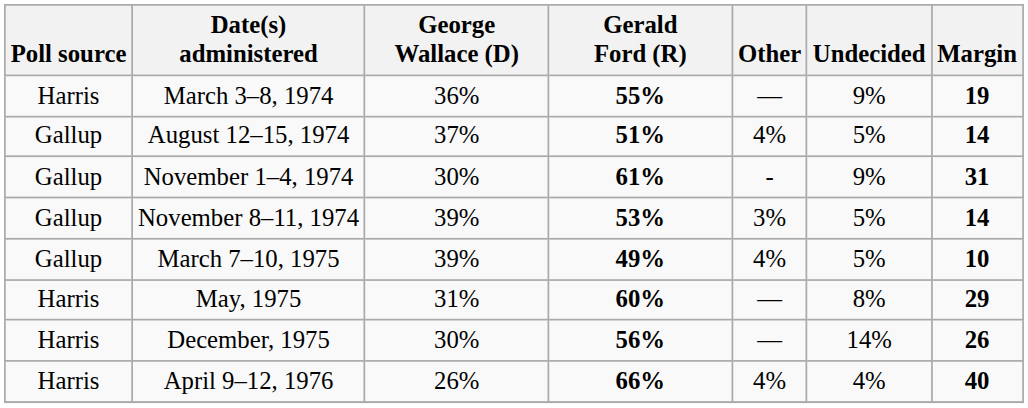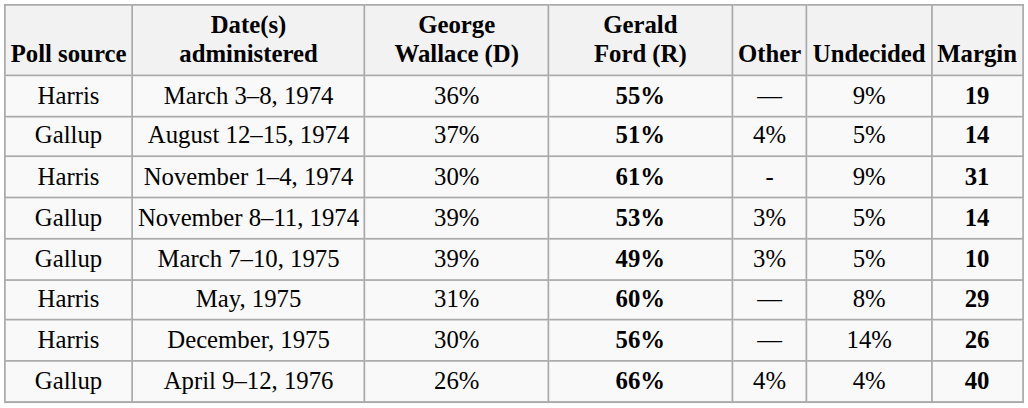(69, 177) Gallup -> (69, 177) Harris
(770, 258) 4% -> (770, 258) 3%
(69, 381) Harris -> (69, 381) Gallup
